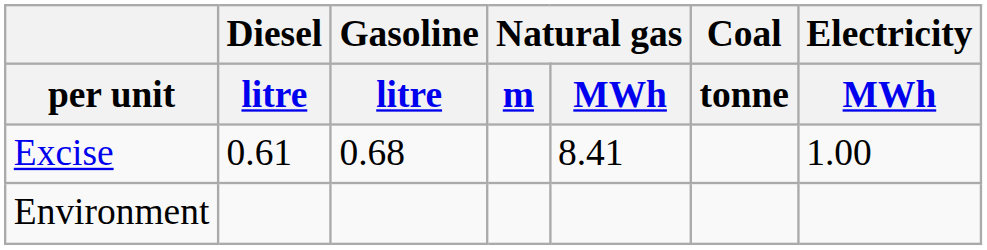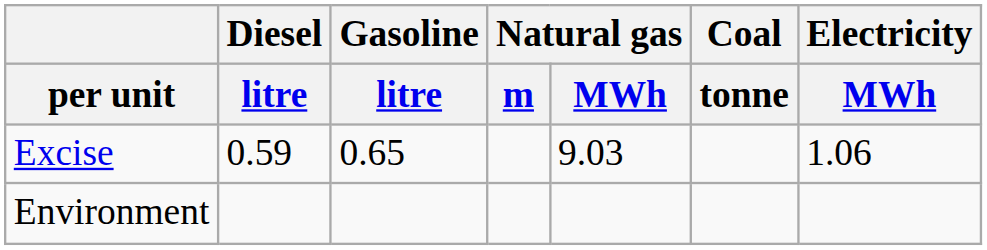(259, 152) 0.61 -> (259, 152) 0.59
(372, 152) 0.68 -> (372, 152) 0.65
(591, 152) 8.41 -> (591, 152) 9.03
(839, 152) 1.00 -> (839, 152) 1.06
